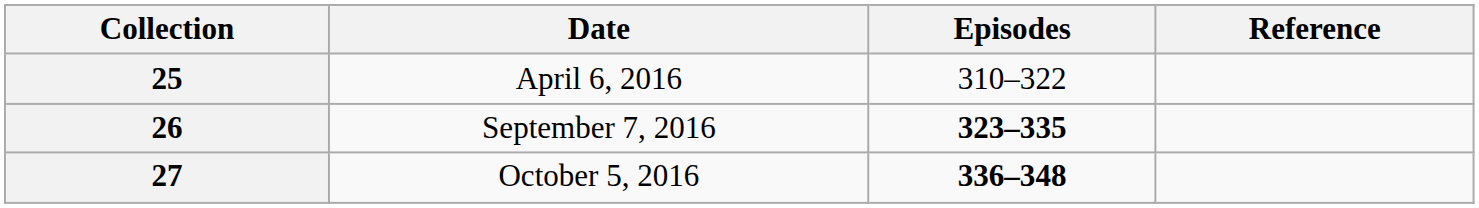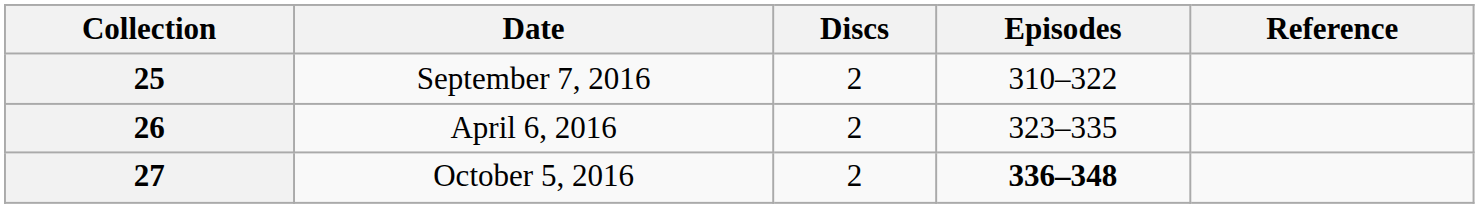+ column: (855, 29)
(599, 78) April 6, 2016 -> (534, 78) September 7, 2016
(599, 127) September 7, 2016 -> (534, 127) April 6, 2016
(1012, 127) bold -> (1063, 127) normal
